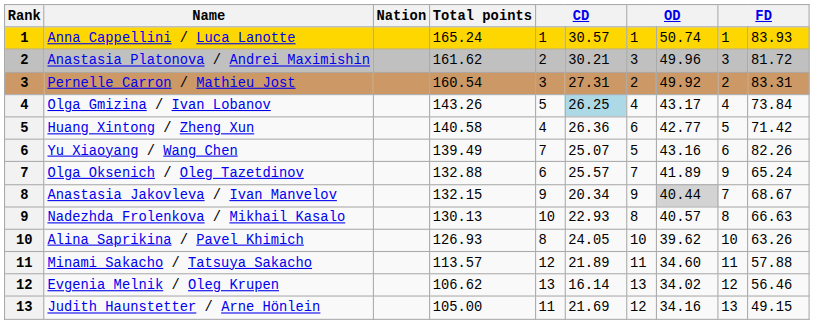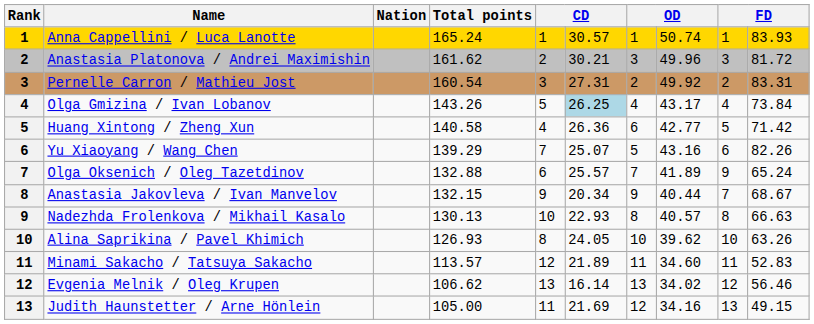(458, 151) 139.49 -> (458, 151) 139.29
(680, 195) lightgrey background -> (680, 195) no background
(772, 263) 57.88 -> (772, 263) 52.83
